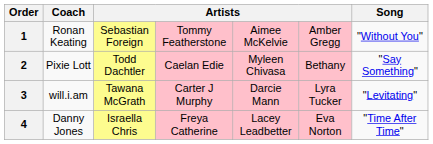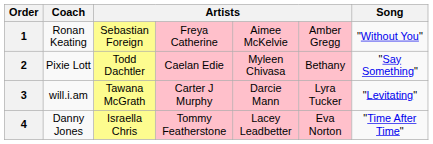(194, 36) Tommy Featherstone -> (194, 36) Freya Catherine
(194, 124) Freya Catherine -> (194, 124) Tommy Featherstone
